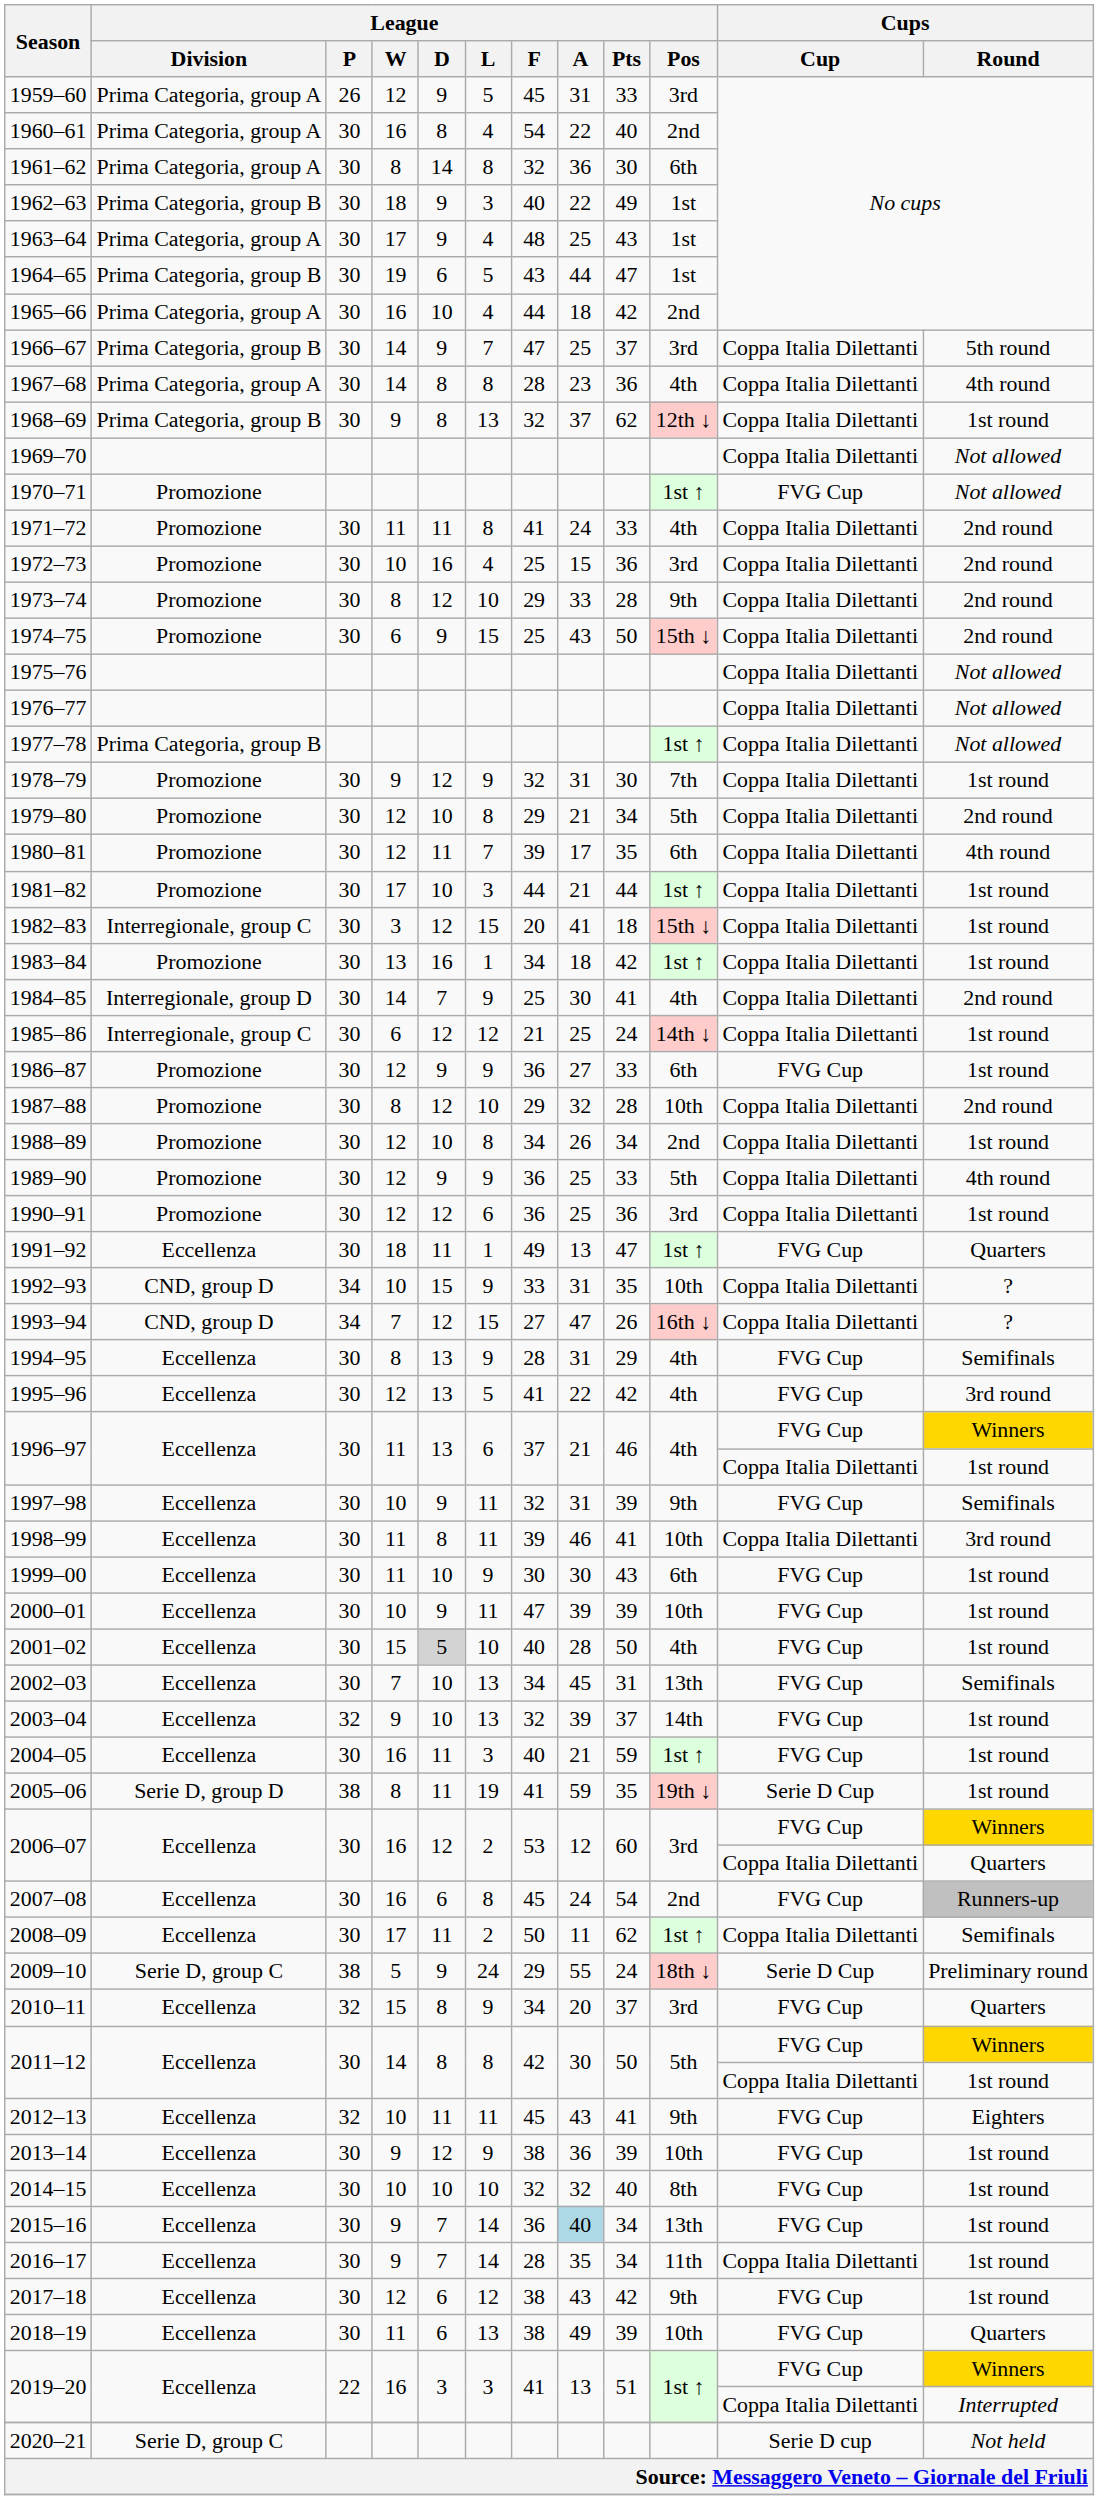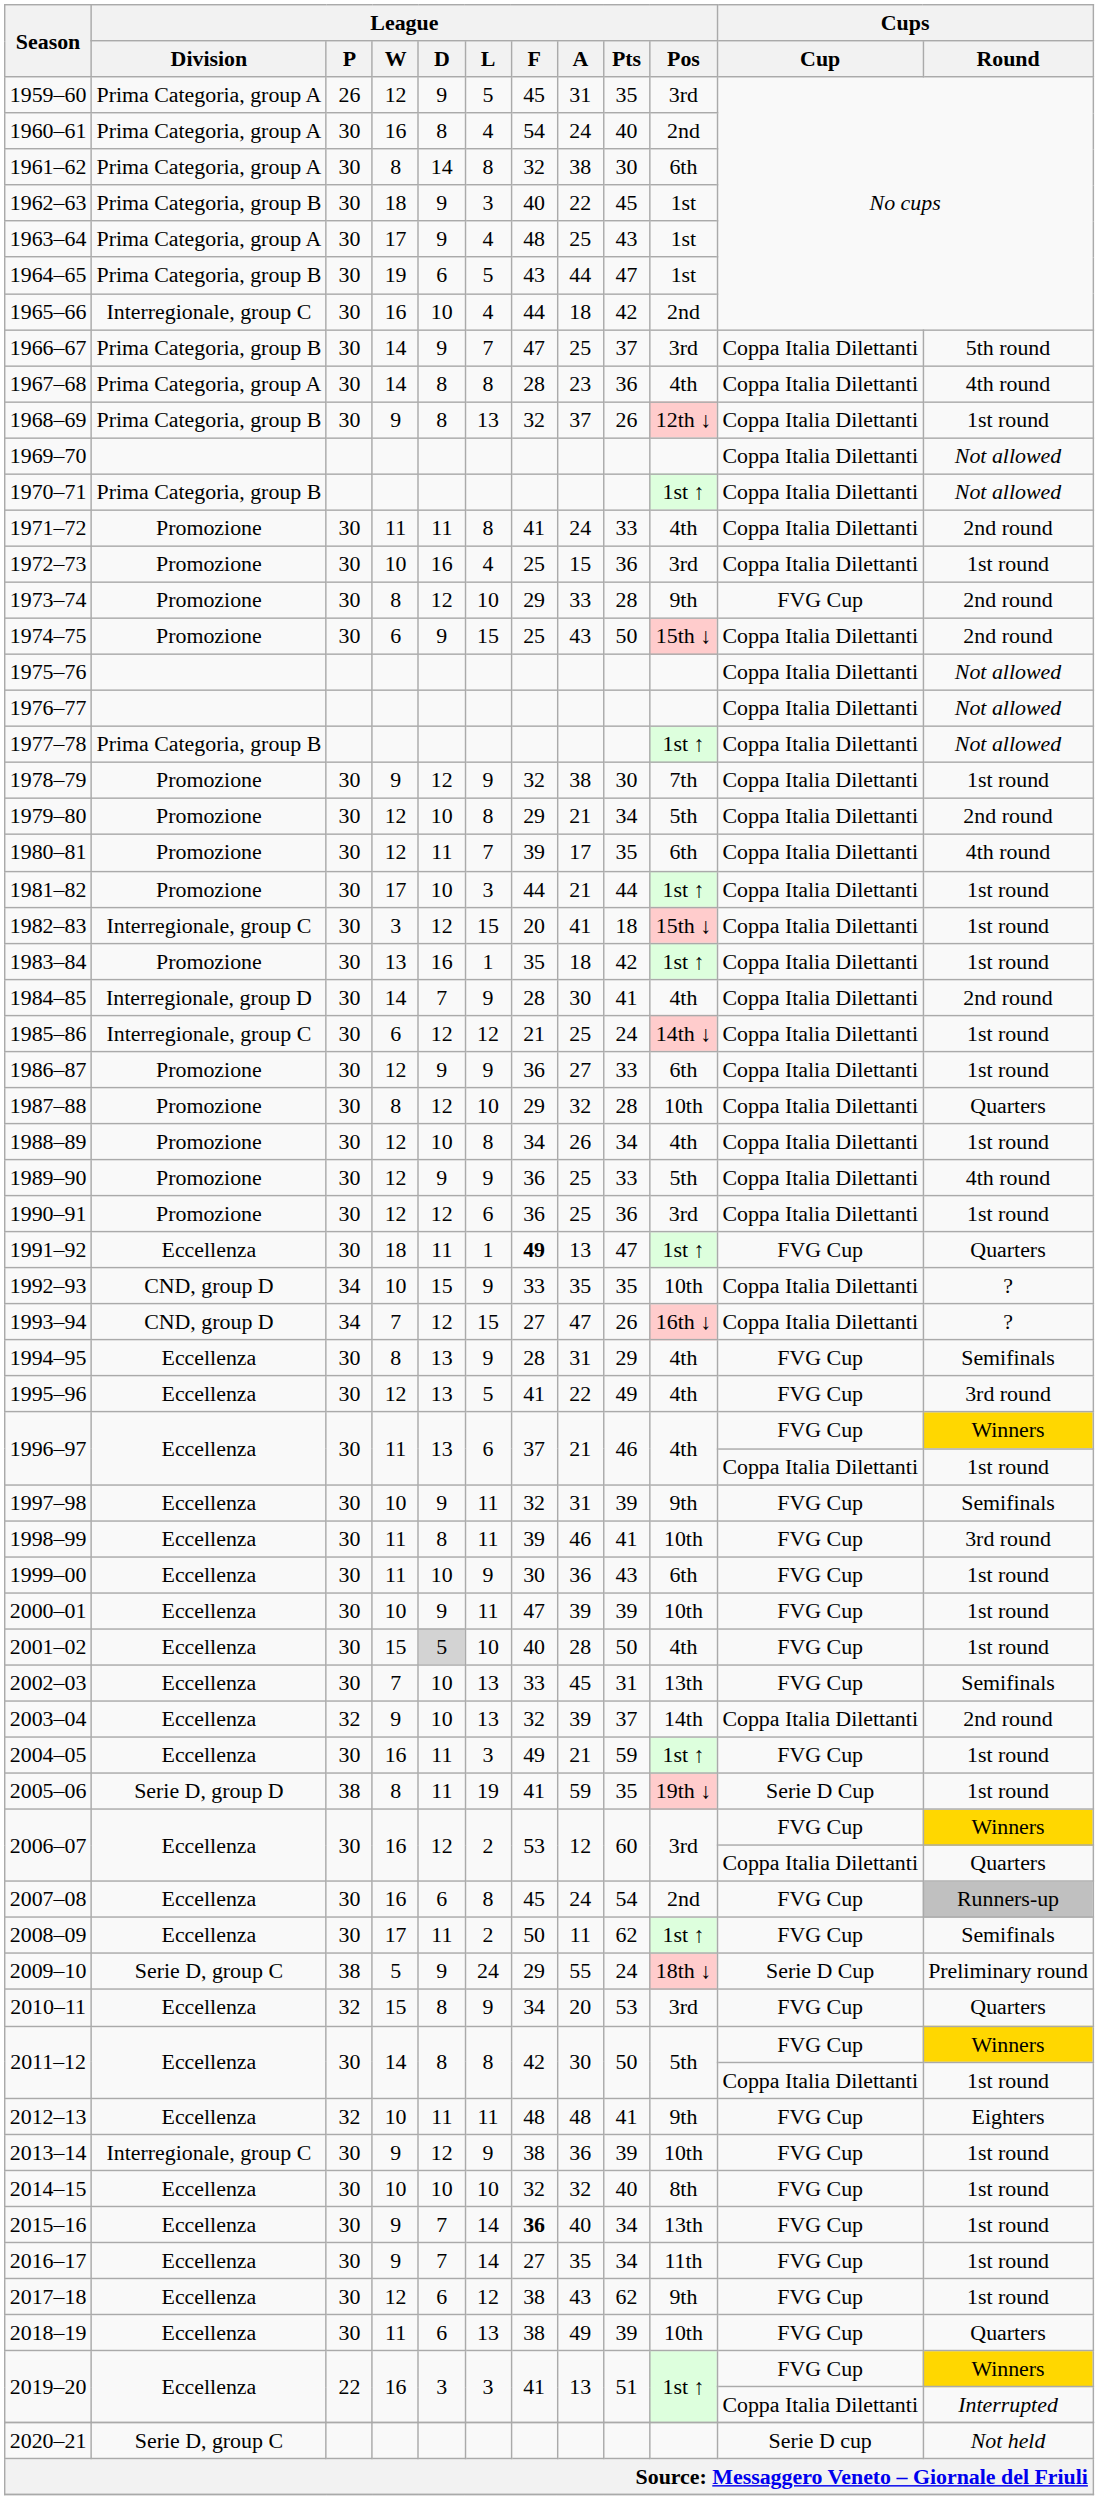(626, 94) 33 -> (626, 94) 35
(580, 131) 22 -> (580, 131) 24
(580, 167) 36 -> (580, 167) 38
(626, 203) 49 -> (626, 203) 45
(209, 311) Prima Categoria, group A -> (209, 311) Interregionale, group C
(626, 419) 62 -> (626, 419) 26
(209, 491) Promozione -> (209, 491) Prima Categoria, group B
(820, 491) FVG Cup -> (820, 491) Coppa Italia Dilettanti
(1008, 564) 2nd round -> (1008, 564) 1st round
(820, 600) Coppa Italia Dilettanti -> (820, 600) FVG Cup
(580, 780) 31 -> (580, 780) 38
(534, 961) 34 -> (534, 961) 35
(534, 997) 25 -> (534, 997) 28
(820, 1069) FVG Cup -> (820, 1069) Coppa Italia Dilettanti
(1008, 1105) 2nd round -> (1008, 1105) Quarters
(683, 1141) 2nd -> (683, 1141) 4th
(534, 1249) normal -> (534, 1249) bold
(580, 1285) 31 -> (580, 1285) 35
(626, 1394) 42 -> (626, 1394) 49
(820, 1538) Coppa Italia Dilettanti -> (820, 1538) FVG Cup
(580, 1574) 30 -> (580, 1574) 36
(534, 1682) 34 -> (534, 1682) 33
(820, 1718) FVG Cup -> (820, 1718) Coppa Italia Dilettanti
(1008, 1718) 1st round -> (1008, 1718) 2nd round
(534, 1755) 40 -> (534, 1755) 49
(820, 1935) Coppa Italia Dilettanti -> (820, 1935) FVG Cup
(626, 2007) 37 -> (626, 2007) 53
(534, 2115) 45 -> (534, 2115) 48
(580, 2115) 43 -> (580, 2115) 48
(209, 2152) Eccellenza -> (209, 2152) Interregionale, group C
(534, 2224) normal -> (534, 2224) bold
(580, 2224) lightblue background -> (580, 2224) no background
(534, 2260) 28 -> (534, 2260) 27
(820, 2260) Coppa Italia Dilettanti -> (820, 2260) FVG Cup
(626, 2296) 42 -> (626, 2296) 62
